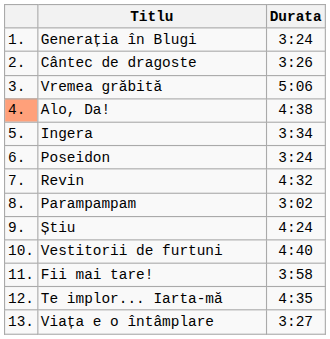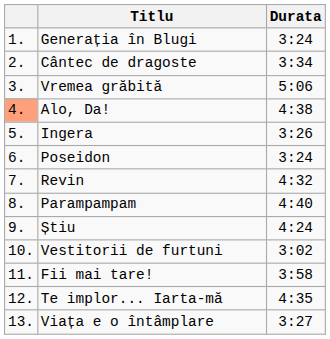(296, 63) 3:26 -> (296, 63) 3:34
(296, 134) 3:34 -> (296, 134) 3:26
(296, 204) 3:02 -> (296, 204) 4:40
(296, 251) 4:40 -> (296, 251) 3:02
